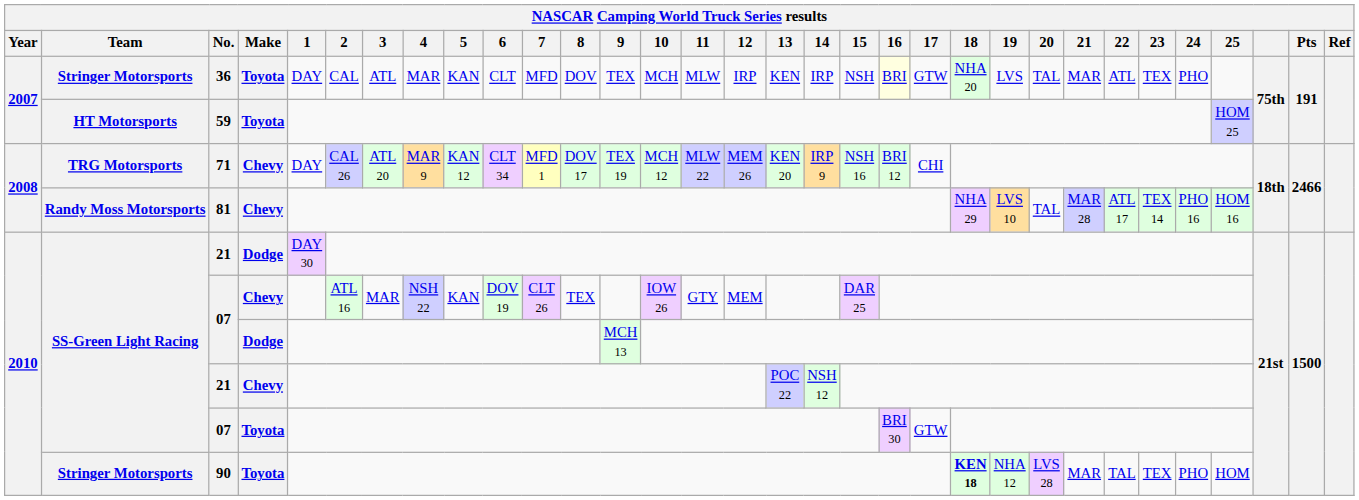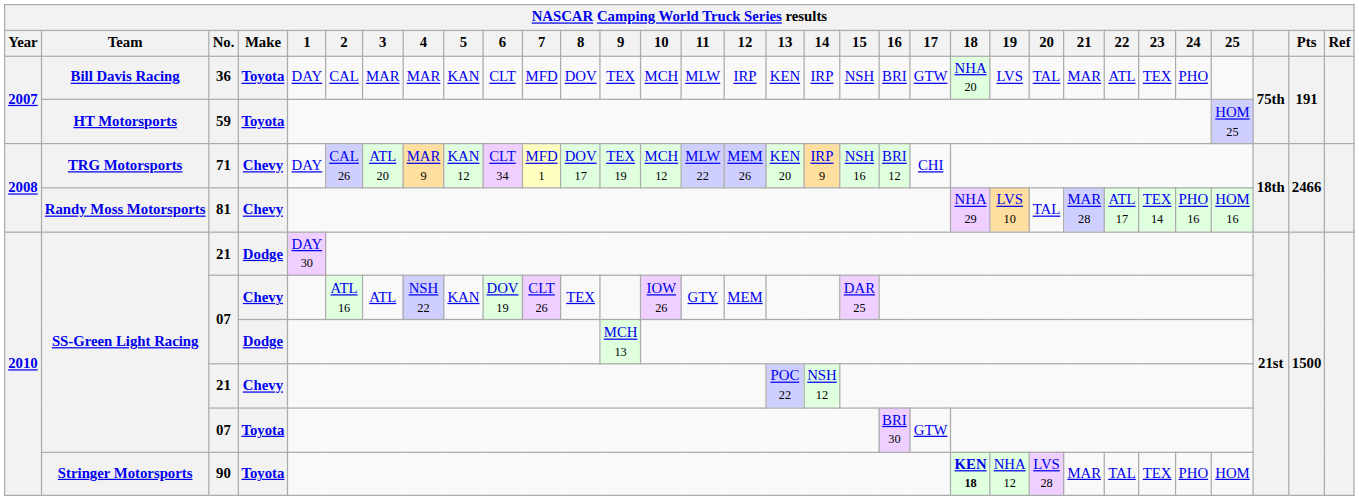(125, 77) Stringer Motorsports -> (125, 77) Bill Davis Racing
(383, 77) ATL -> (383, 77) MAR
(894, 77) lightyellow background -> (894, 77) no background
(383, 297) MAR -> (383, 297) ATL
